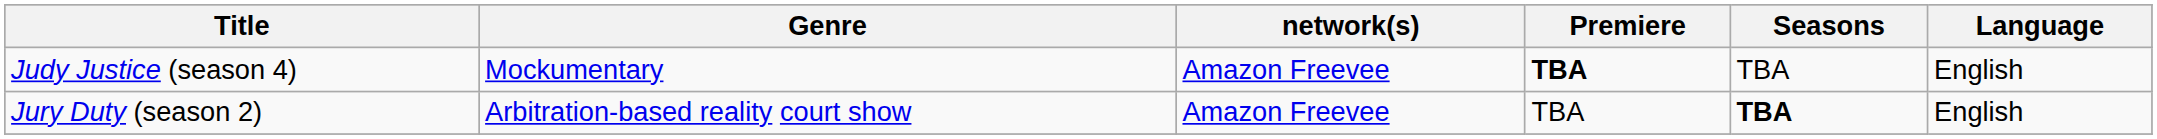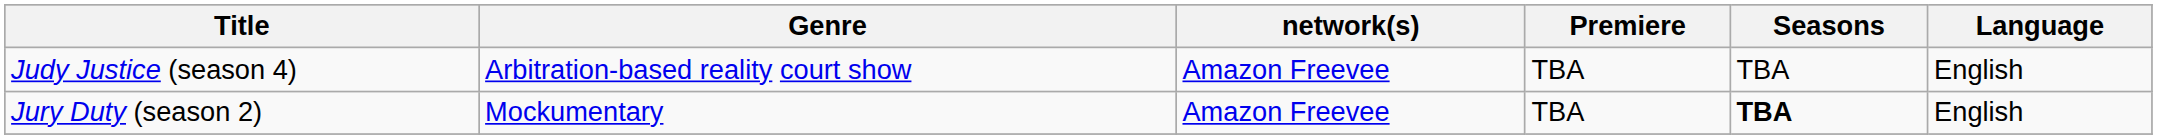(574, 69) Mockumentary -> (698, 69) Arbitration-based reality court show
(1559, 69) bold -> (1558, 69) normal
(698, 112) Arbitration-based reality court show -> (574, 112) Mockumentary
